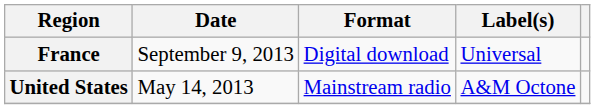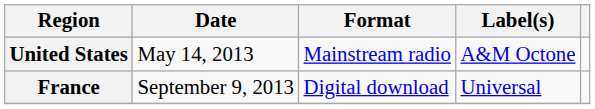rows swapped: (69, 86) <-> (69, 53)
